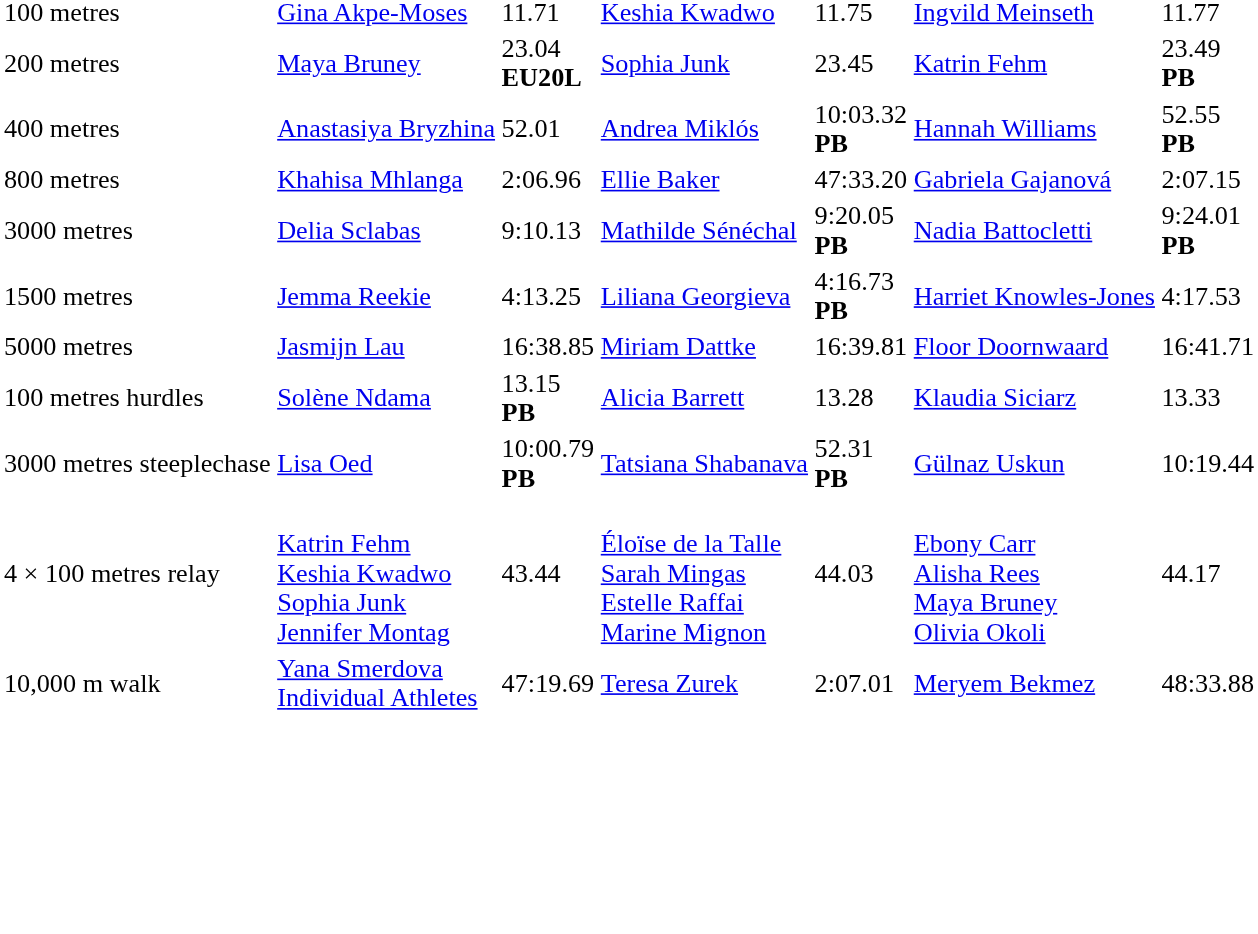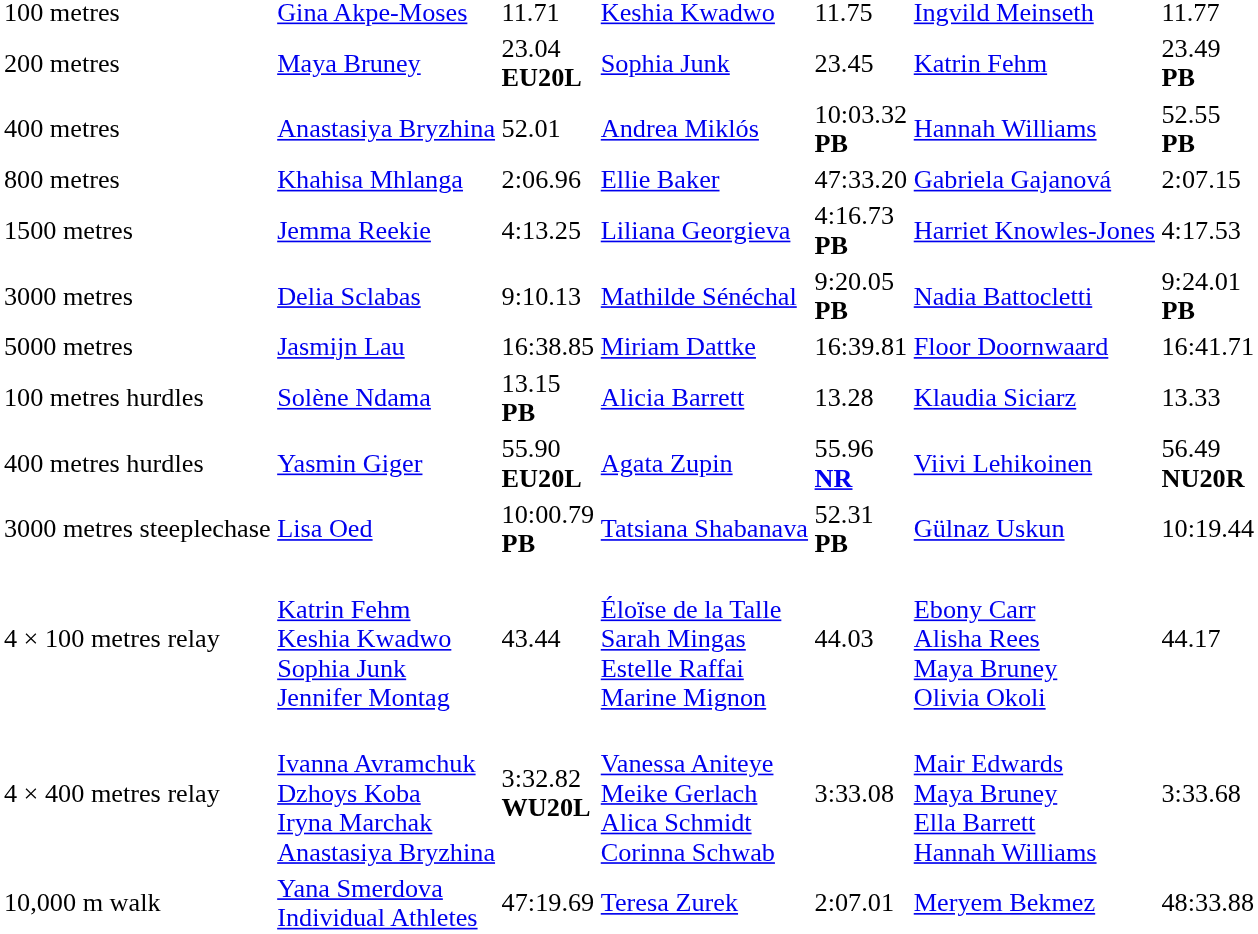rows swapped: (68, 296) <-> (68, 230)
+ row: (104, 463)
+ row: (112, 792)
